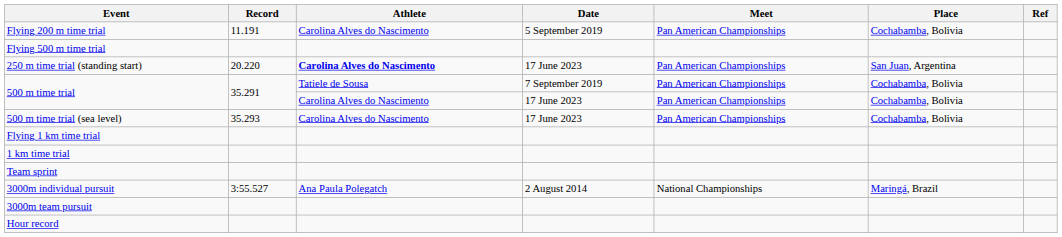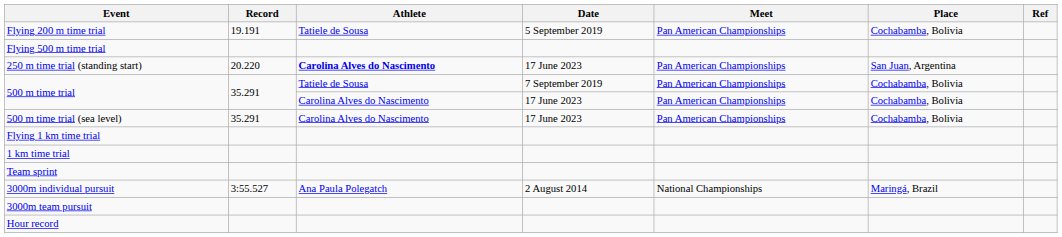(245, 31) 11.191 -> (245, 31) 19.191
(364, 31) Carolina Alves do Nascimento -> (333, 31) Tatiele de Sousa
(245, 118) 35.293 -> (245, 118) 35.291
